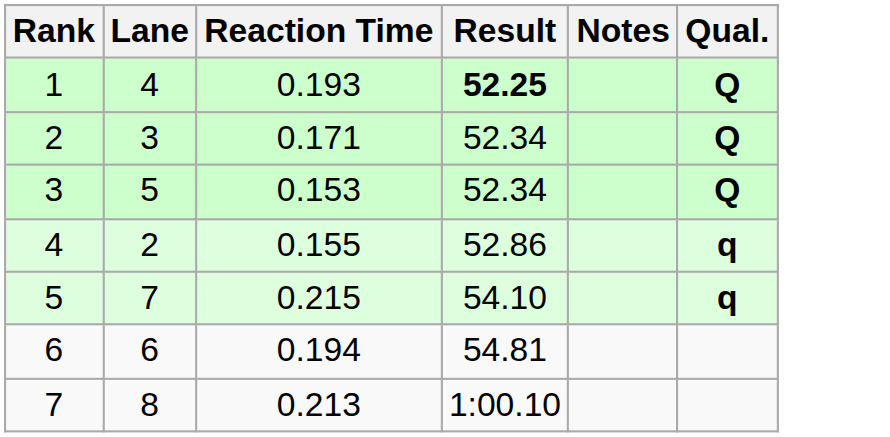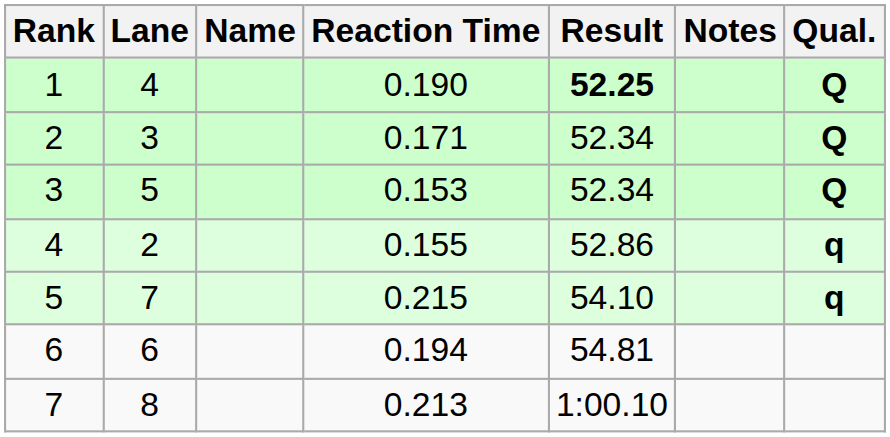+ column: (250, 31)
(319, 84) 0.193 -> (426, 84) 0.190
